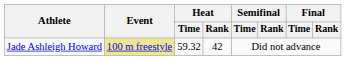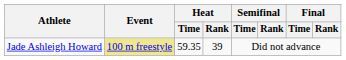(189, 47) 59.32 -> (189, 47) 59.35
(217, 47) 42 -> (217, 47) 39
